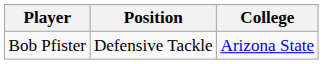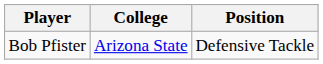columns swapped: (153, 18) <-> (267, 18)
